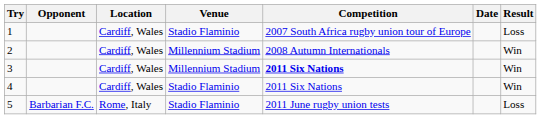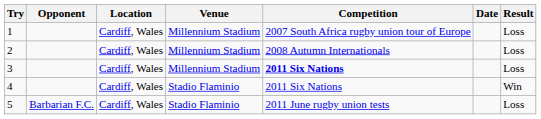(204, 32) Stadio Flaminio -> (214, 32) Millennium Stadium
(513, 50) Win -> (514, 50) Loss
(513, 68) Win -> (514, 68) Loss
(125, 105) Rome, Italy -> (131, 105) Cardiff, Wales
